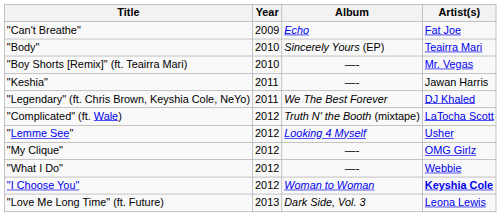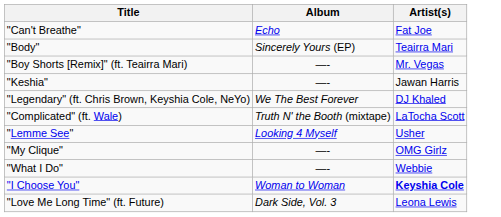- column: (267, 13)
